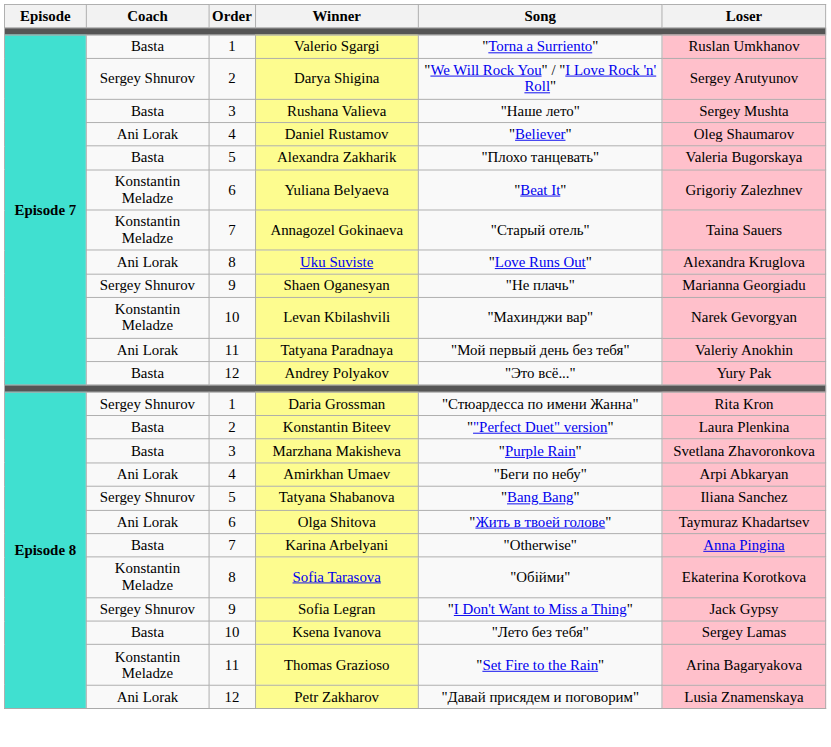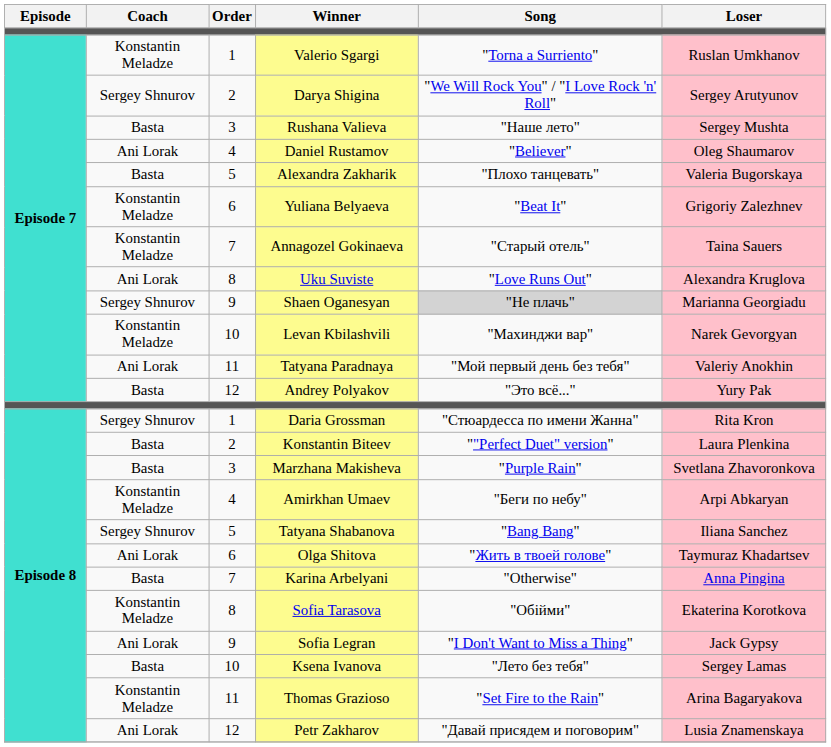(147, 46) Basta -> (147, 55) Konstantin Meladze
(540, 285) no background -> (540, 302) lightgrey background
(147, 474) Ani Lorak -> (147, 499) Konstantin Meladze
(147, 609) Sergey Shnurov -> (147, 642) Ani Lorak
